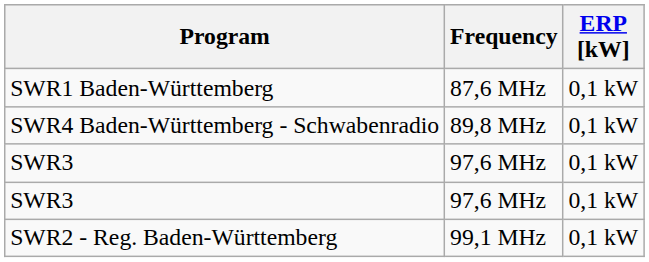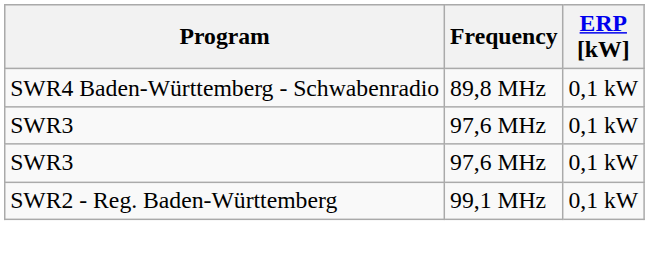- row: (142, 87)
